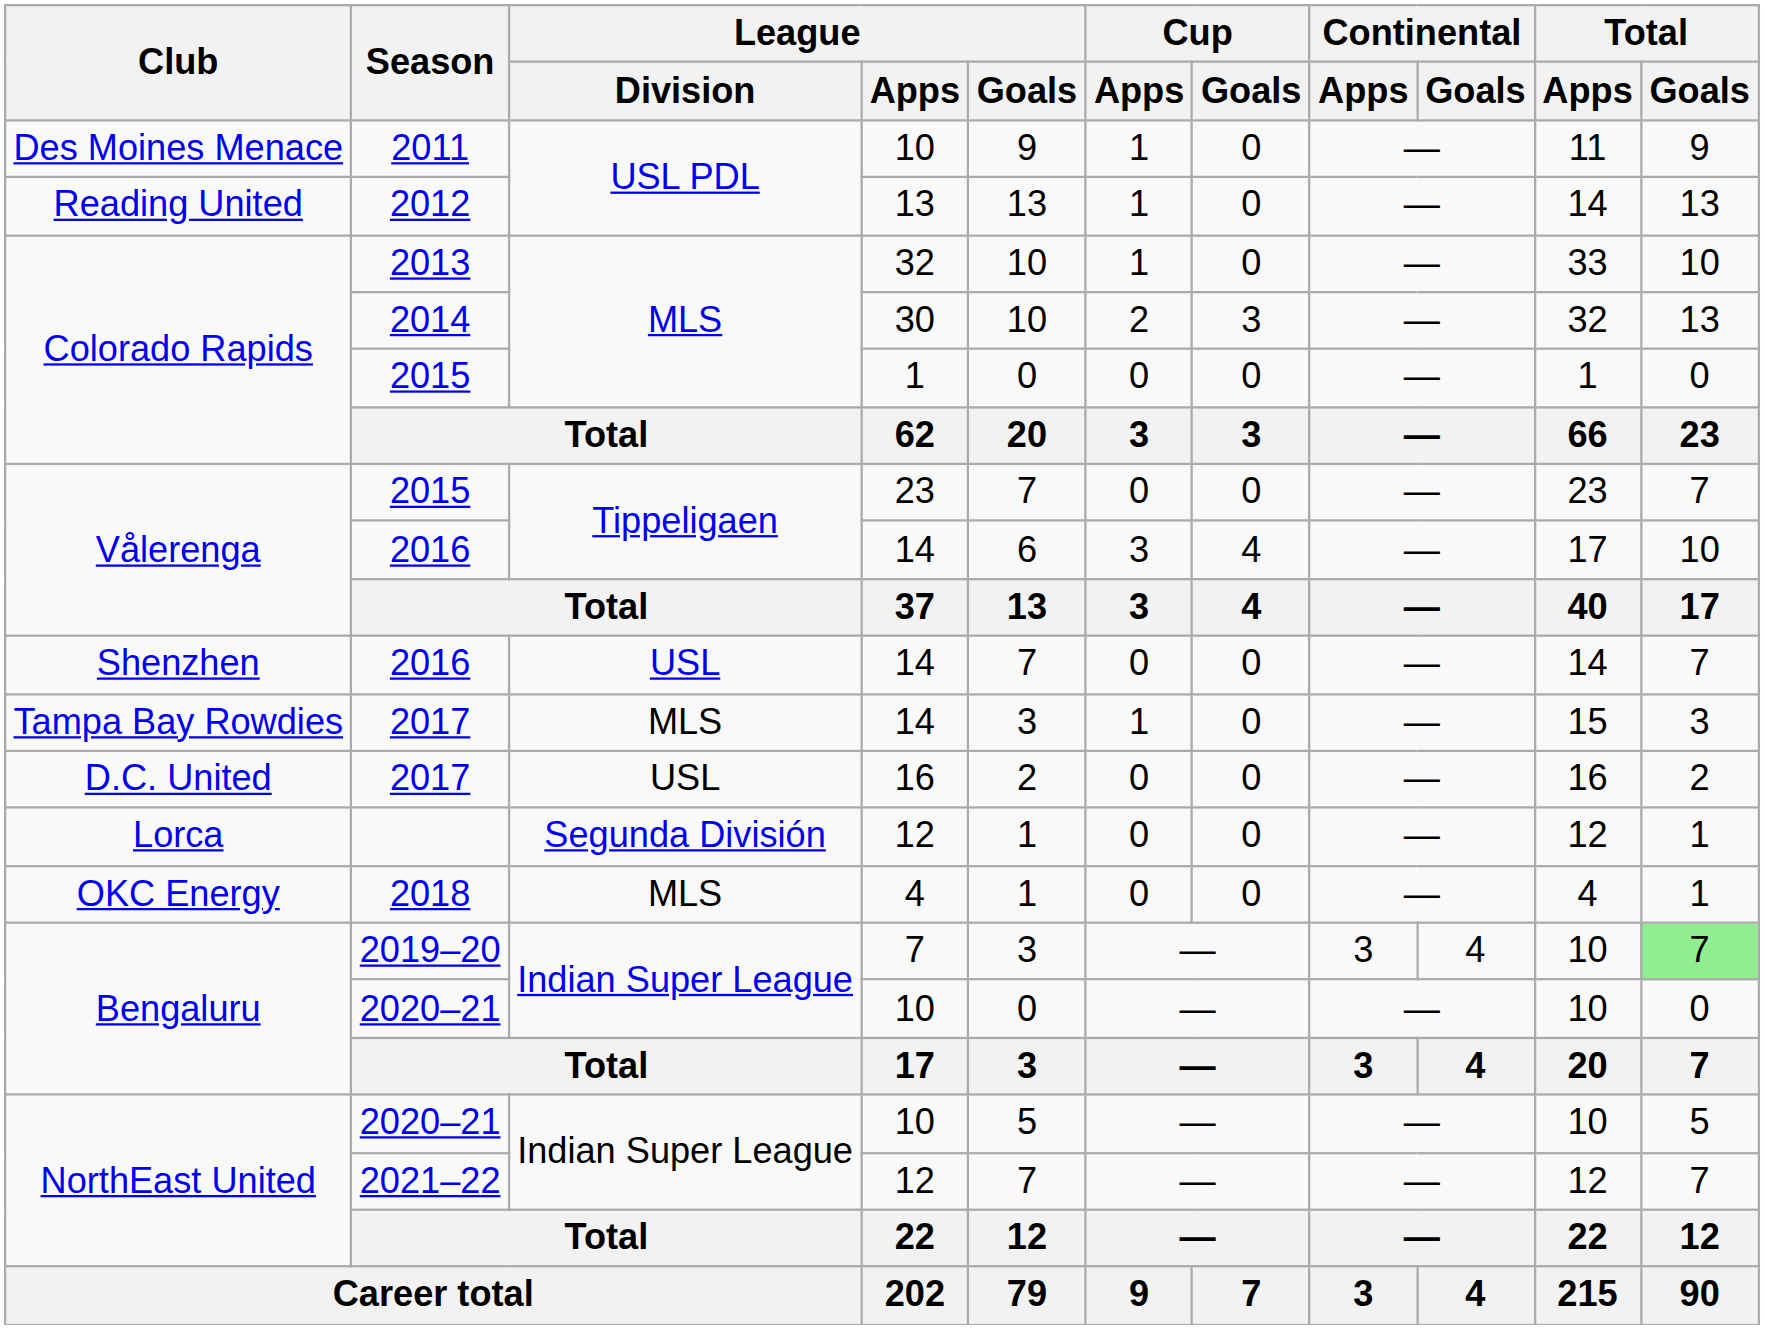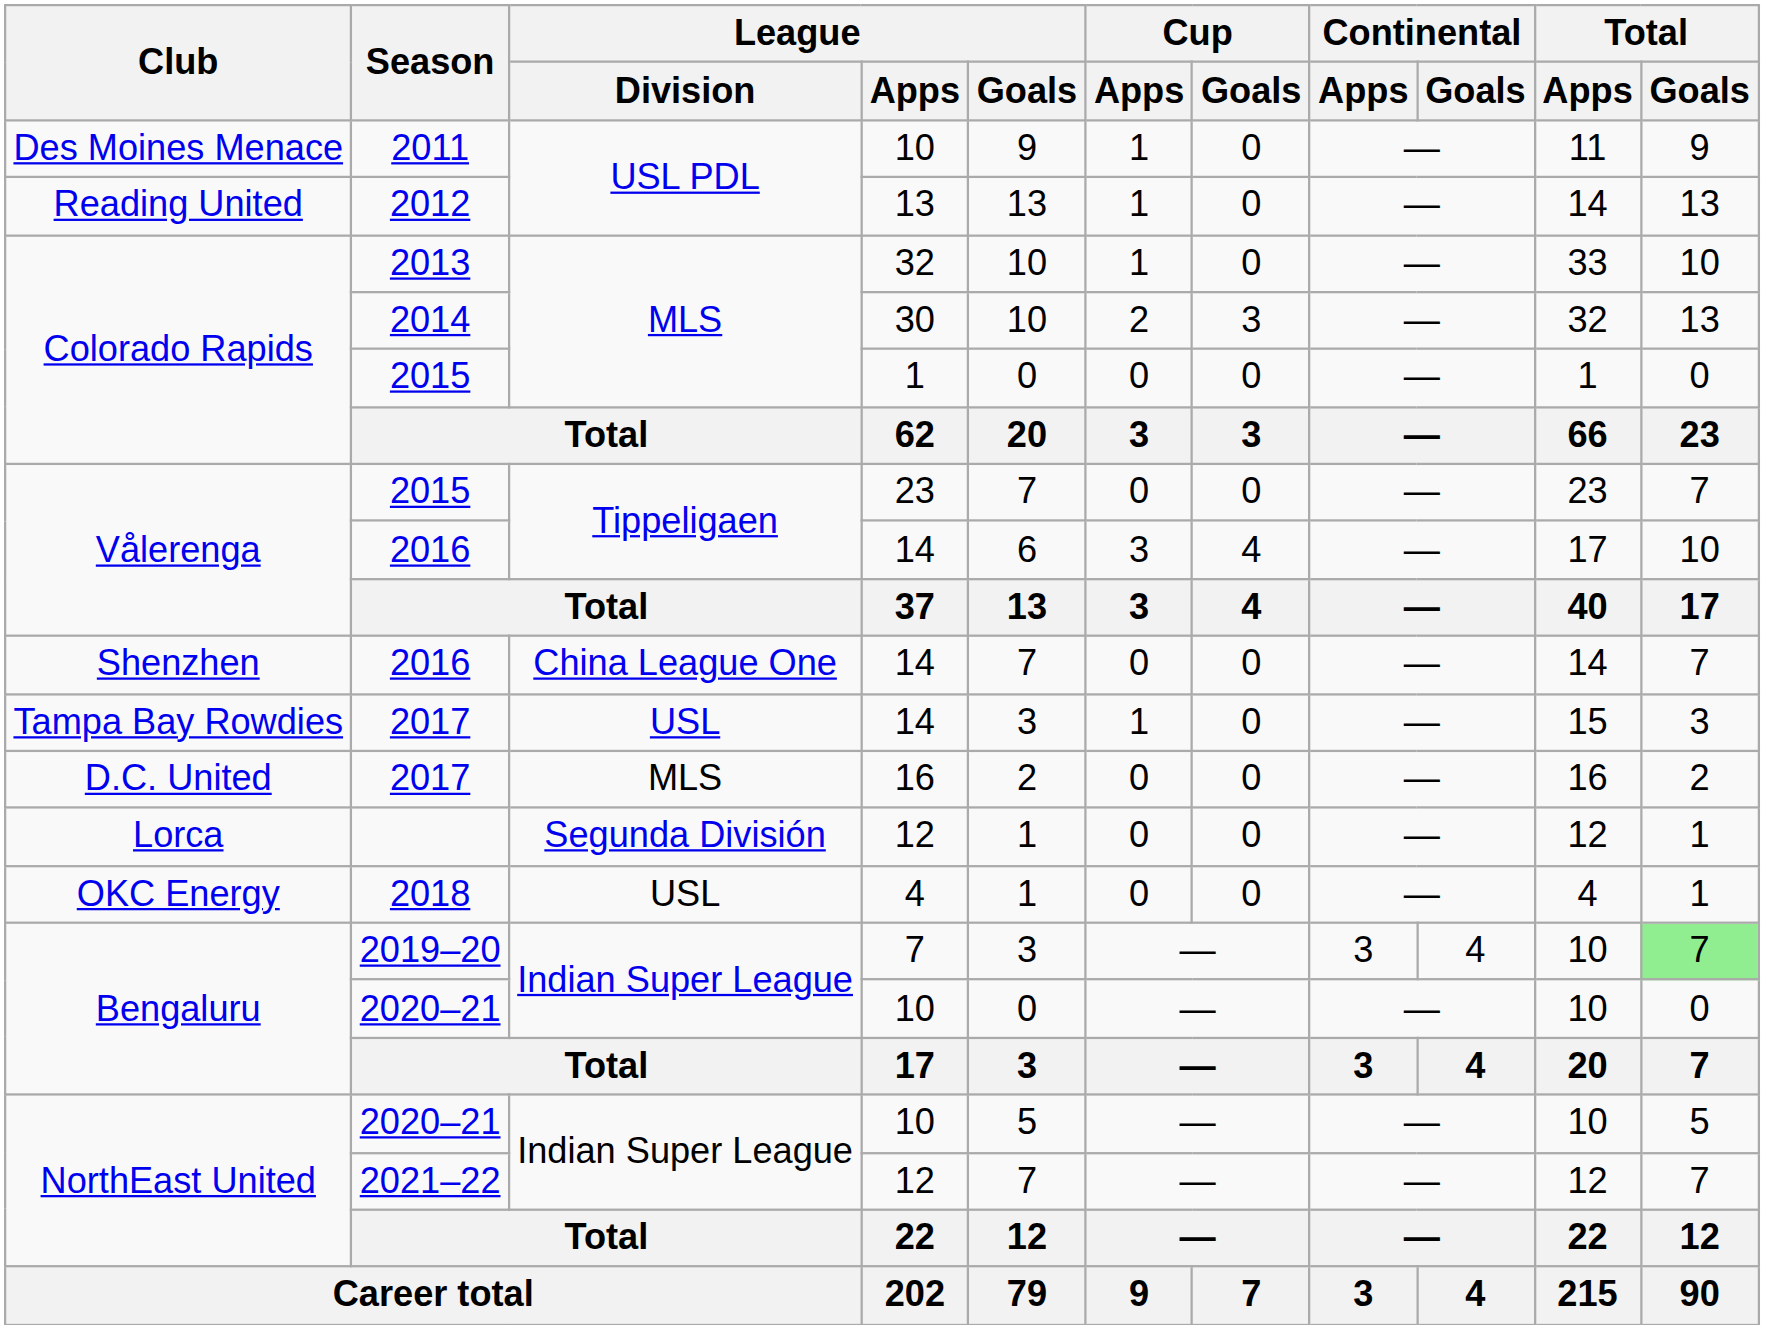(685, 663) USL -> (685, 663) China League One
(685, 721) MLS -> (685, 721) USL
(685, 778) USL -> (685, 778) MLS
(685, 893) MLS -> (685, 893) USL
